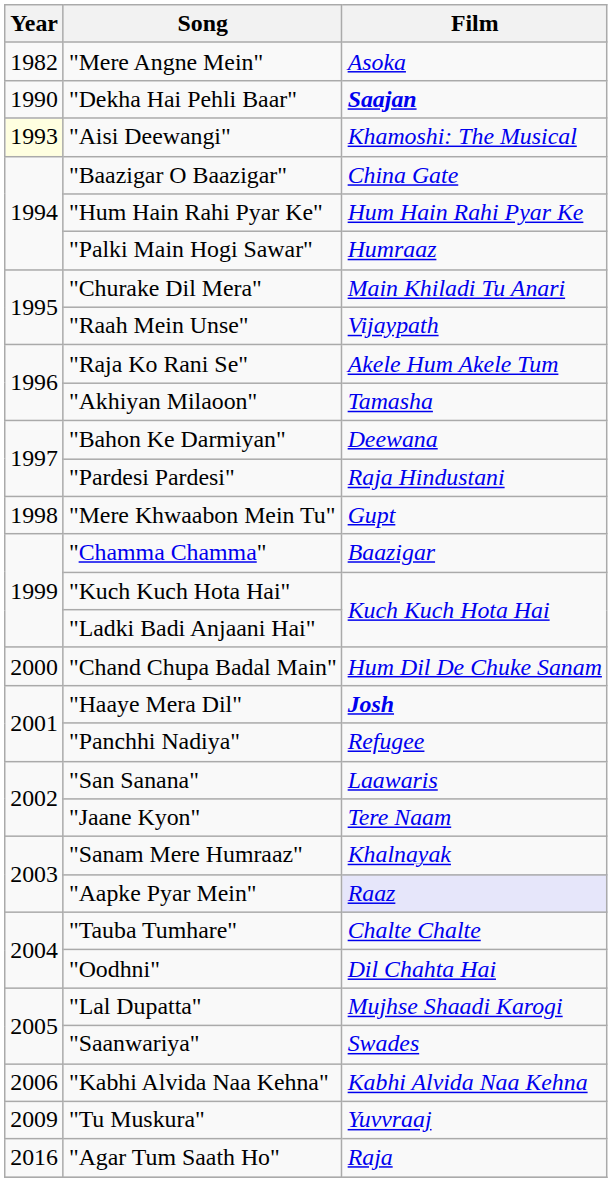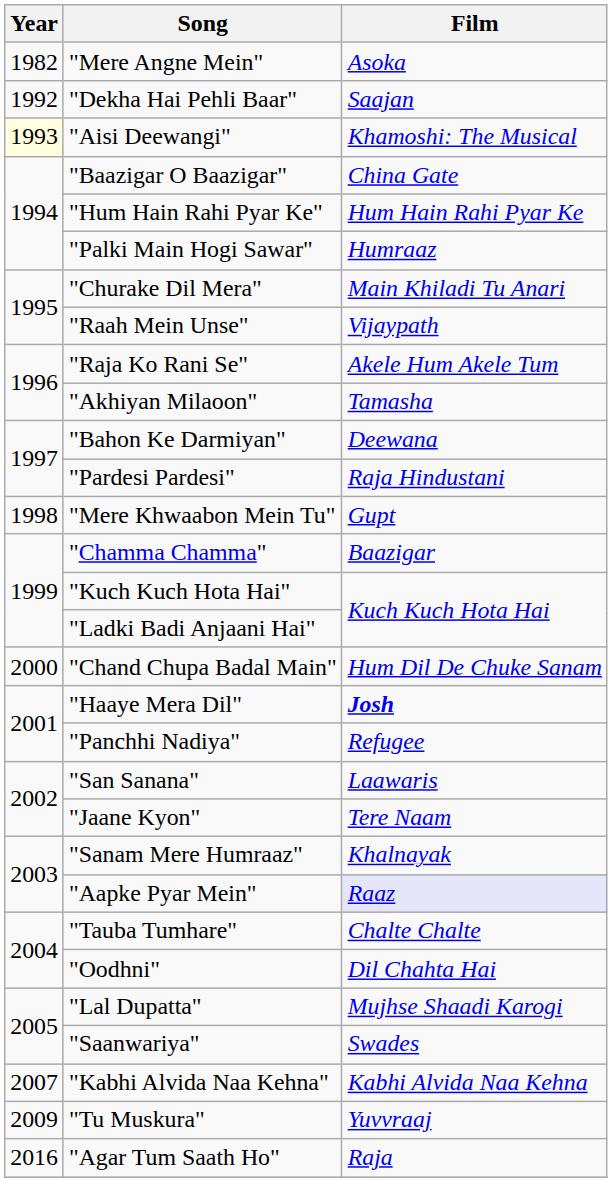(34, 99) 1990 -> (34, 99) 1992
(382, 99) bold -> (381, 99) normal
(34, 1082) 2006 -> (34, 1082) 2007
